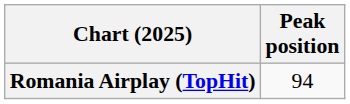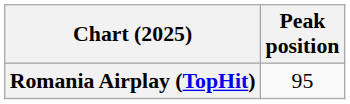(302, 80) 94 -> (302, 80) 95
